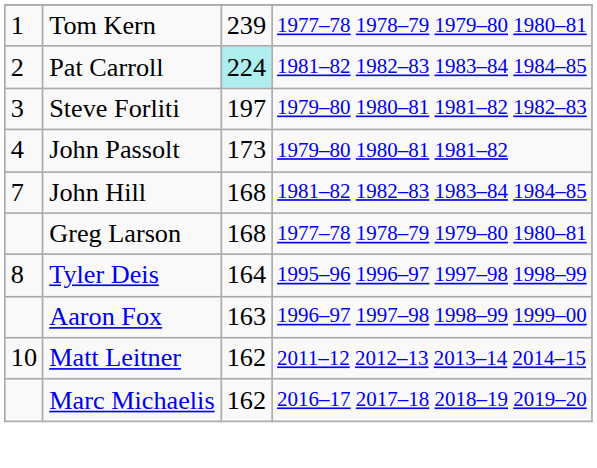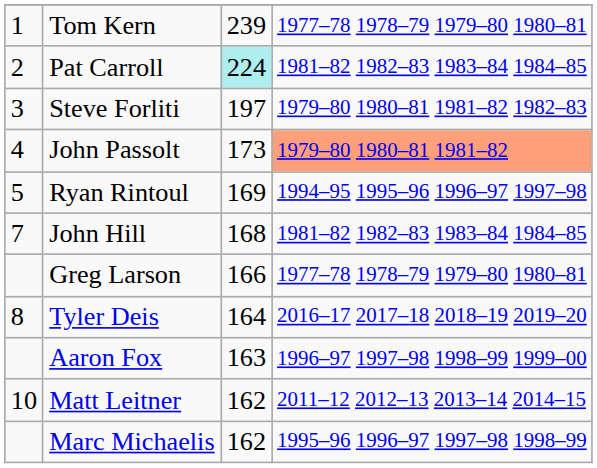(393, 150) no background -> (393, 150) lightsalmon background
+ row: (119, 191)
(246, 233) 168 -> (246, 274) 166
(432, 274) 1995–96 1996–97 1997–98 1998–99 -> (432, 316) 2016–17 2017–18 2018–19 2019–20
(432, 399) 2016–17 2017–18 2018–19 2019–20 -> (432, 441) 1995–96 1996–97 1997–98 1998–99
